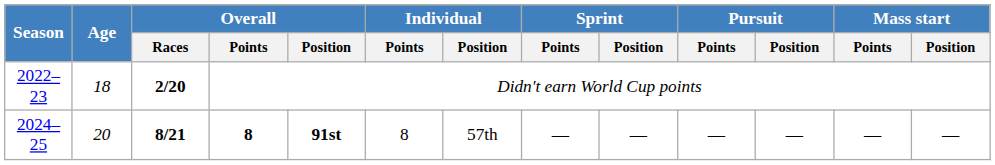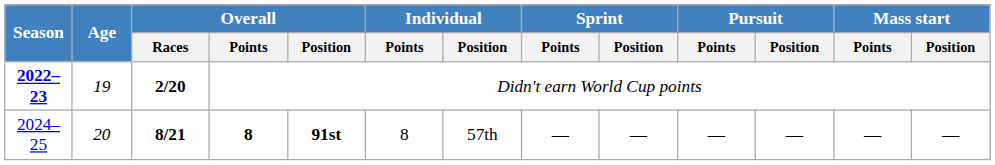(38, 85) normal -> (38, 85) bold
(102, 85) 18 -> (102, 85) 19
